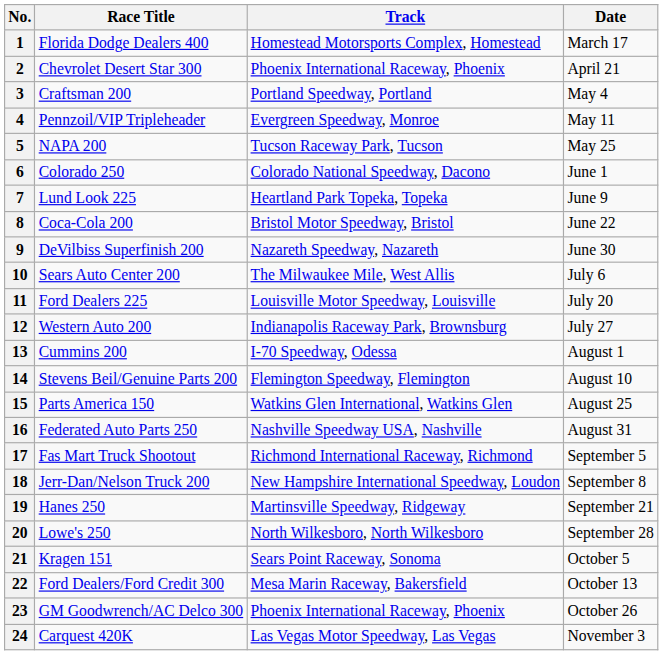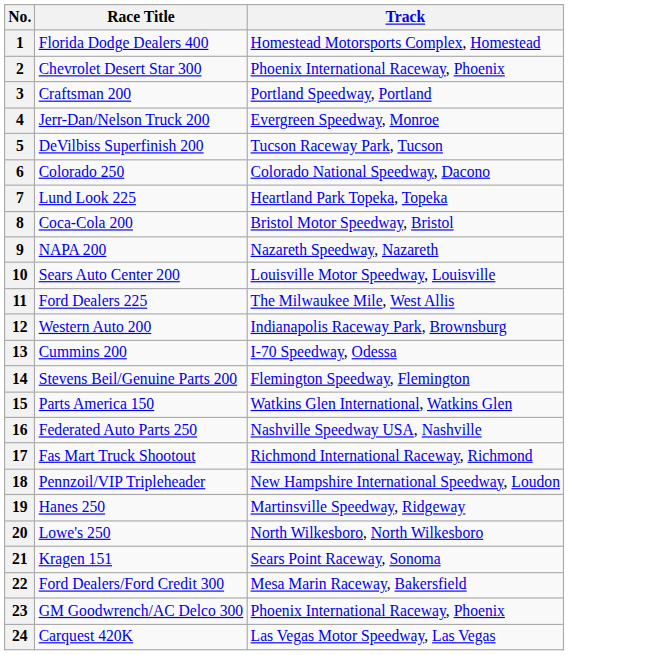- column: (611, 16)
(122, 120) Pennzoil/VIP Tripleheader -> (124, 120) Jerr-Dan/Nelson Truck 200
(73, 146) NAPA 200 -> (121, 146) DeVilbiss Superfinish 200
(121, 249) DeVilbiss Superfinish 200 -> (73, 249) NAPA 200
(353, 275) The Milwaukee Mile, West Allis -> (373, 275) Louisville Motor Speedway, Louisville
(373, 300) Louisville Motor Speedway, Louisville -> (353, 300) The Milwaukee Mile, West Allis
(124, 481) Jerr-Dan/Nelson Truck 200 -> (122, 481) Pennzoil/VIP Tripleheader
